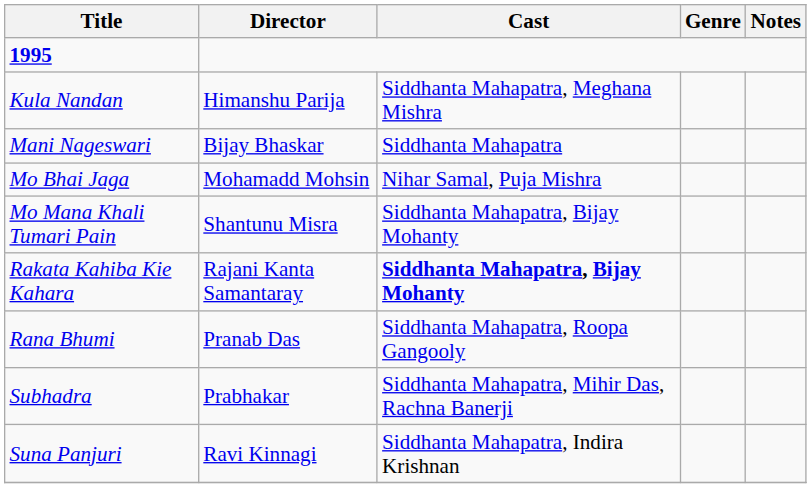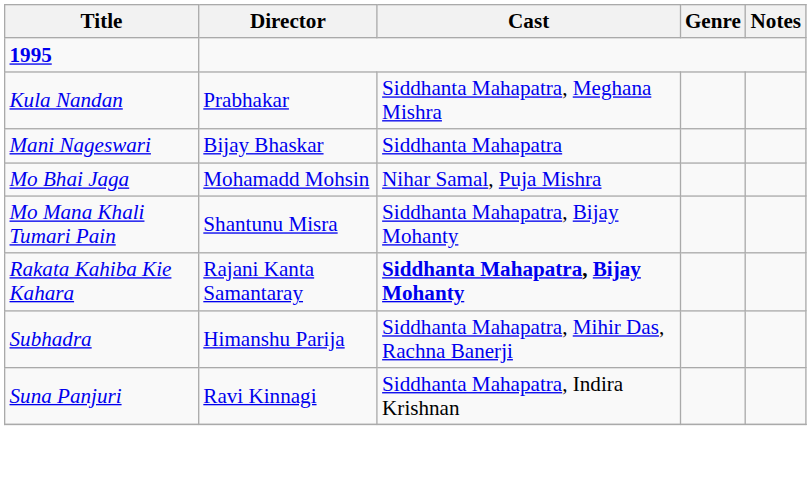(274, 100) Himanshu Parija -> (246, 100) Prabhakar
- row: (62, 338)
(246, 396) Prabhakar -> (274, 338) Himanshu Parija
